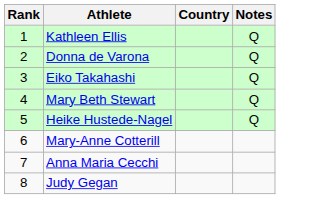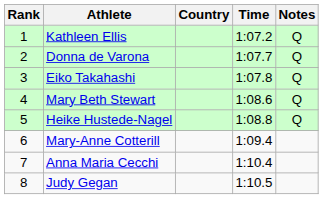+ column: (254, 15)
